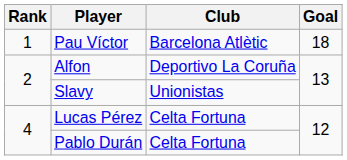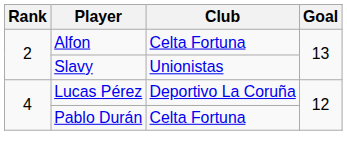- row: (91, 42)
(223, 67) Deportivo La Coruña -> (198, 42) Celta Fortuna
(198, 117) Celta Fortuna -> (223, 92) Deportivo La Coruña
